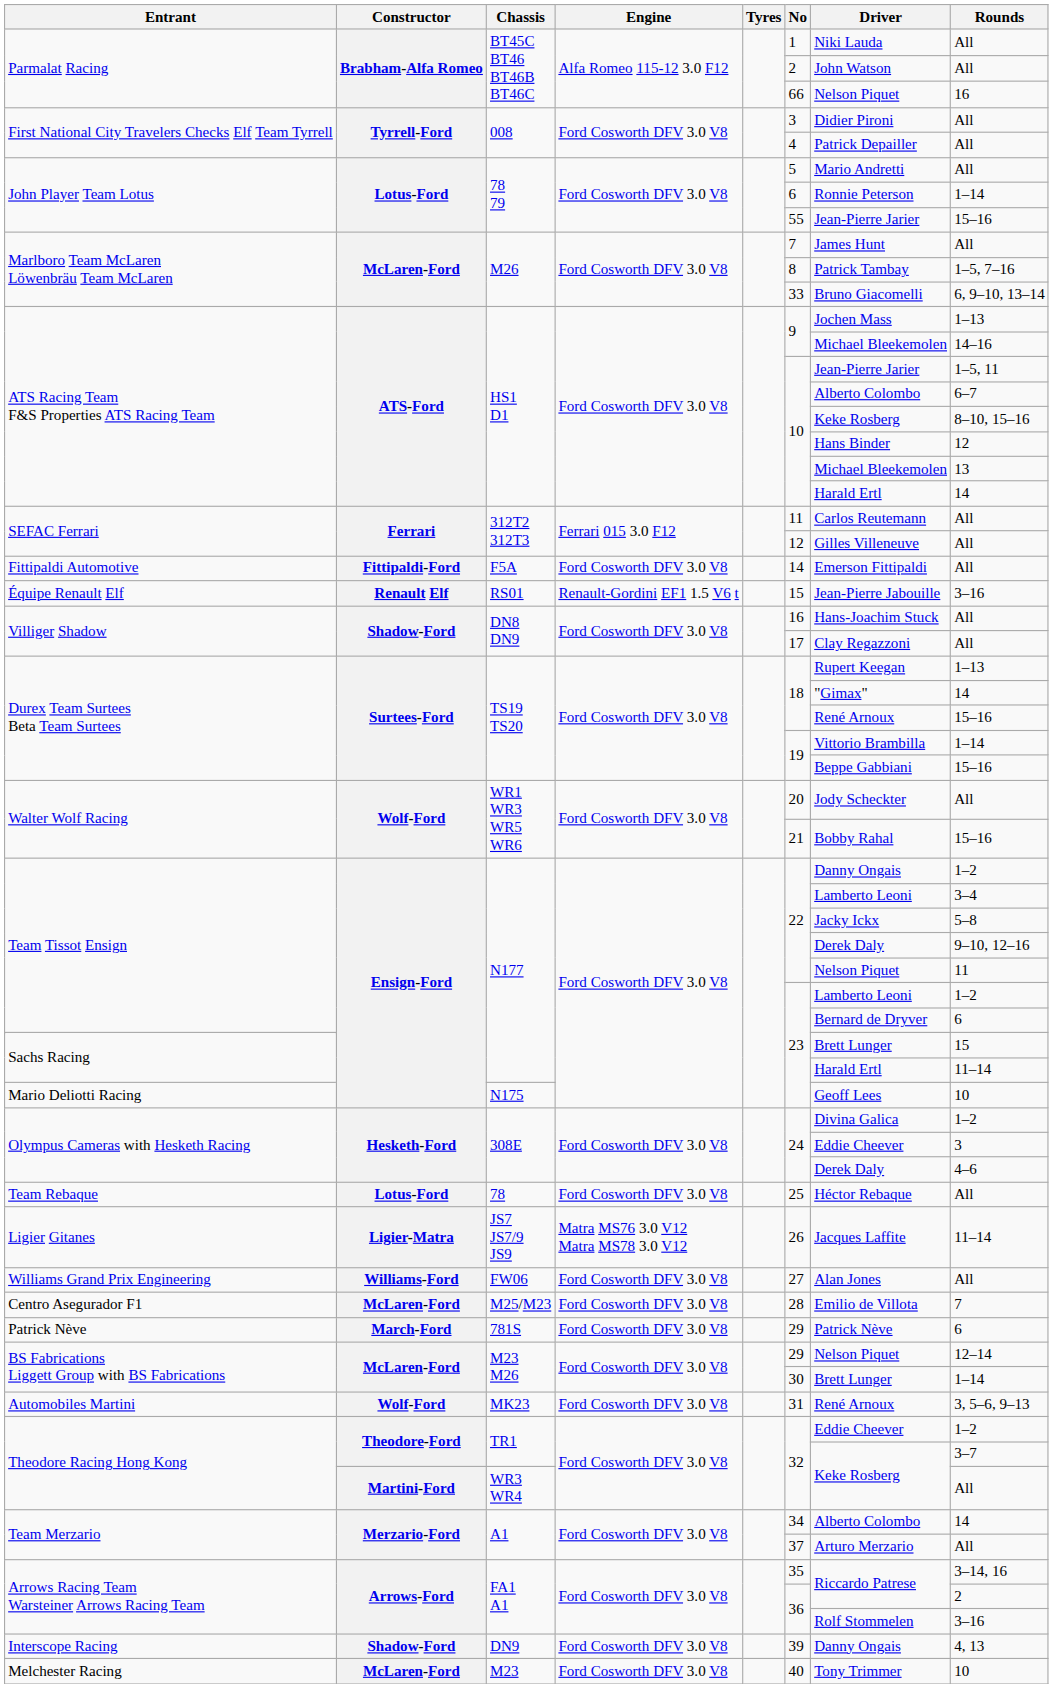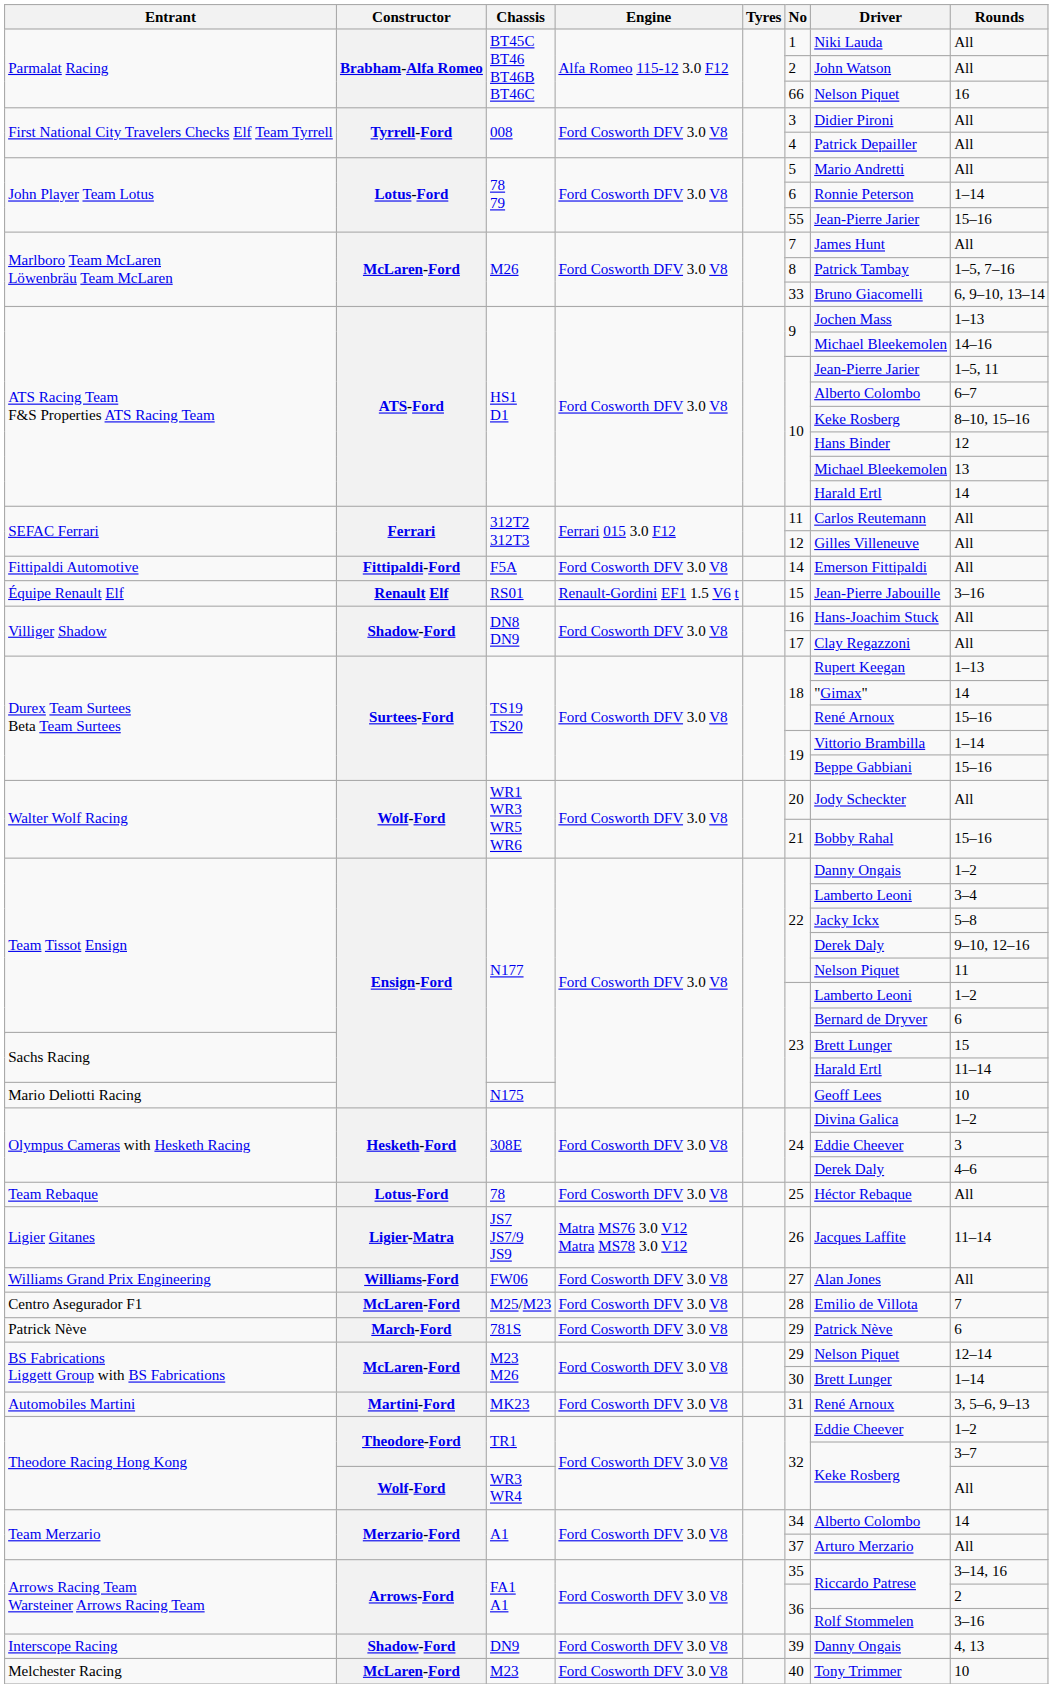(411, 1403) Wolf-Ford -> (411, 1403) Martini-Ford
(411, 1487) Martini-Ford -> (411, 1487) Wolf-Ford
